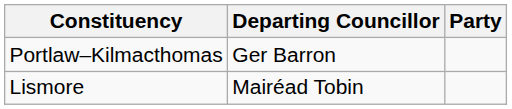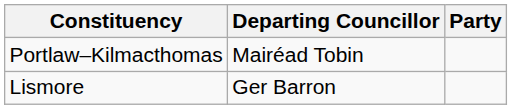(284, 54) Ger Barron -> (298, 54) Mairéad Tobin
(298, 87) Mairéad Tobin -> (284, 87) Ger Barron
